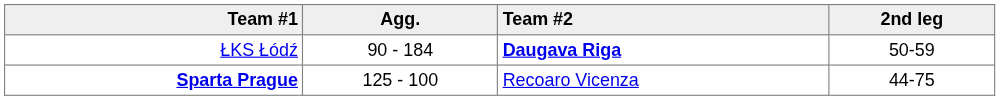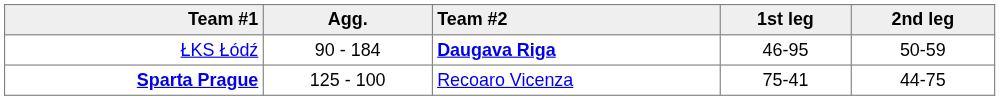+ column: (785, 19)
